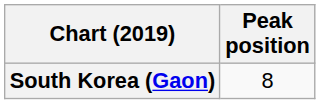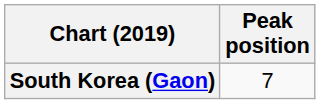(268, 80) 8 -> (268, 80) 7
